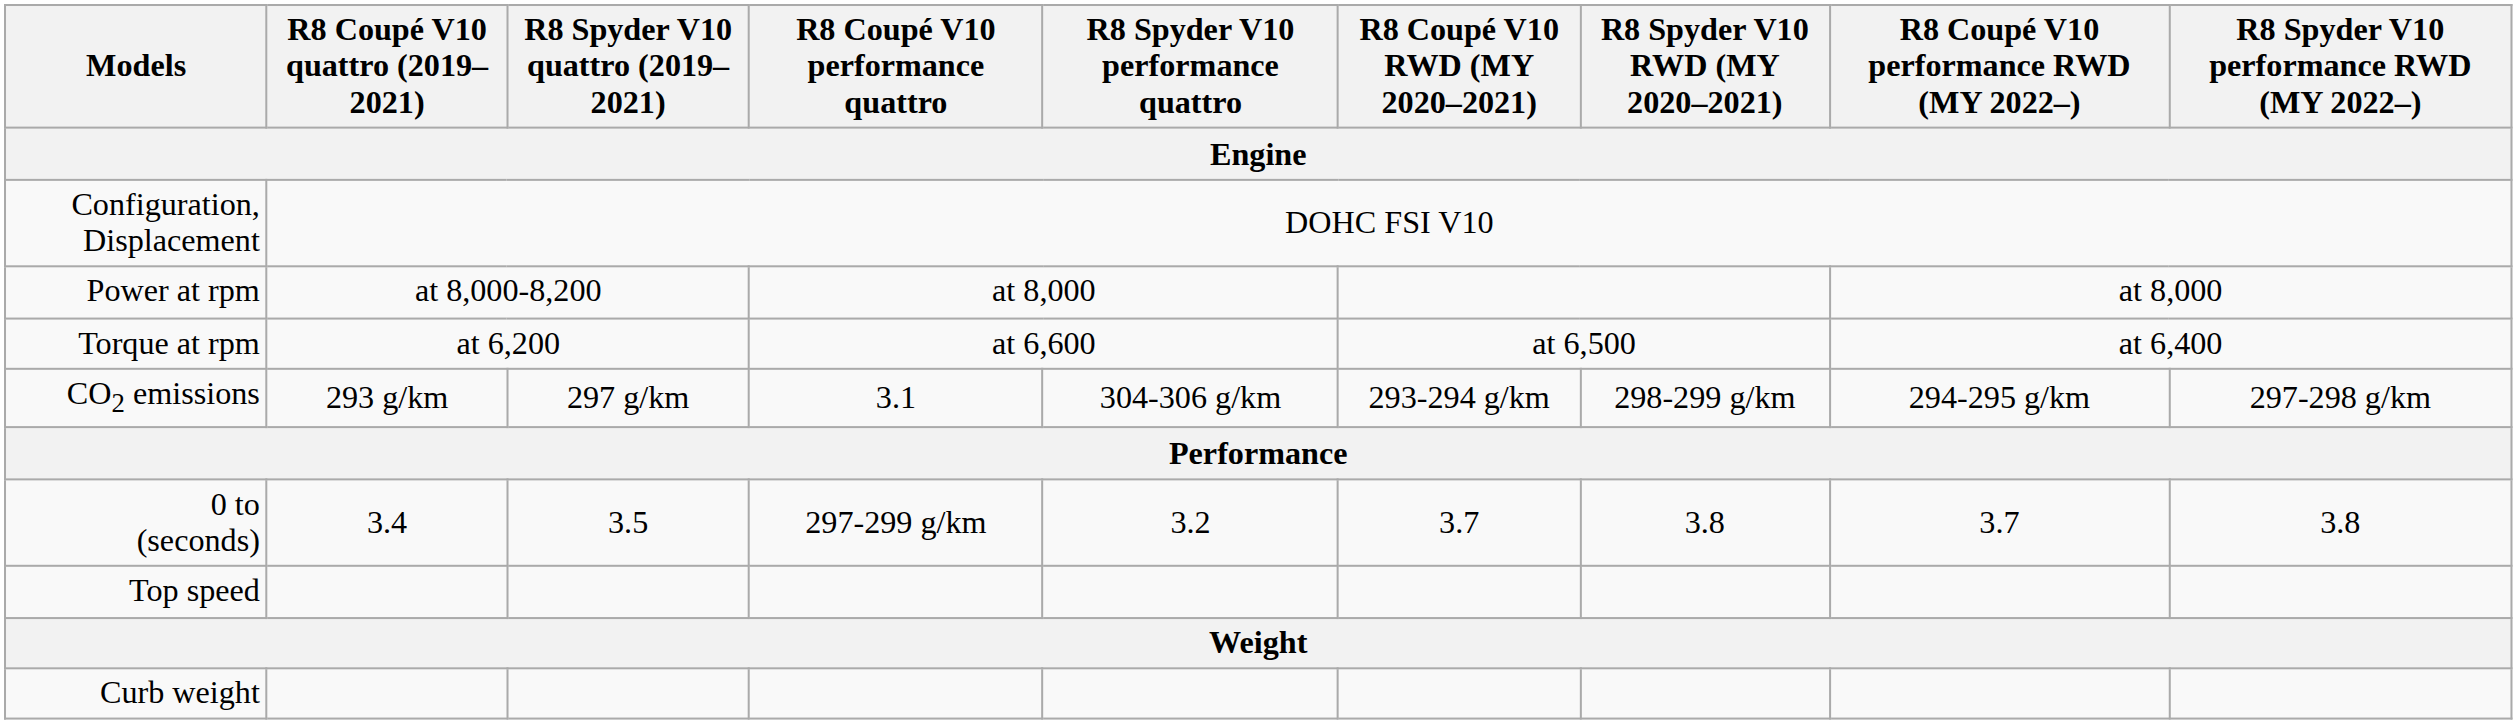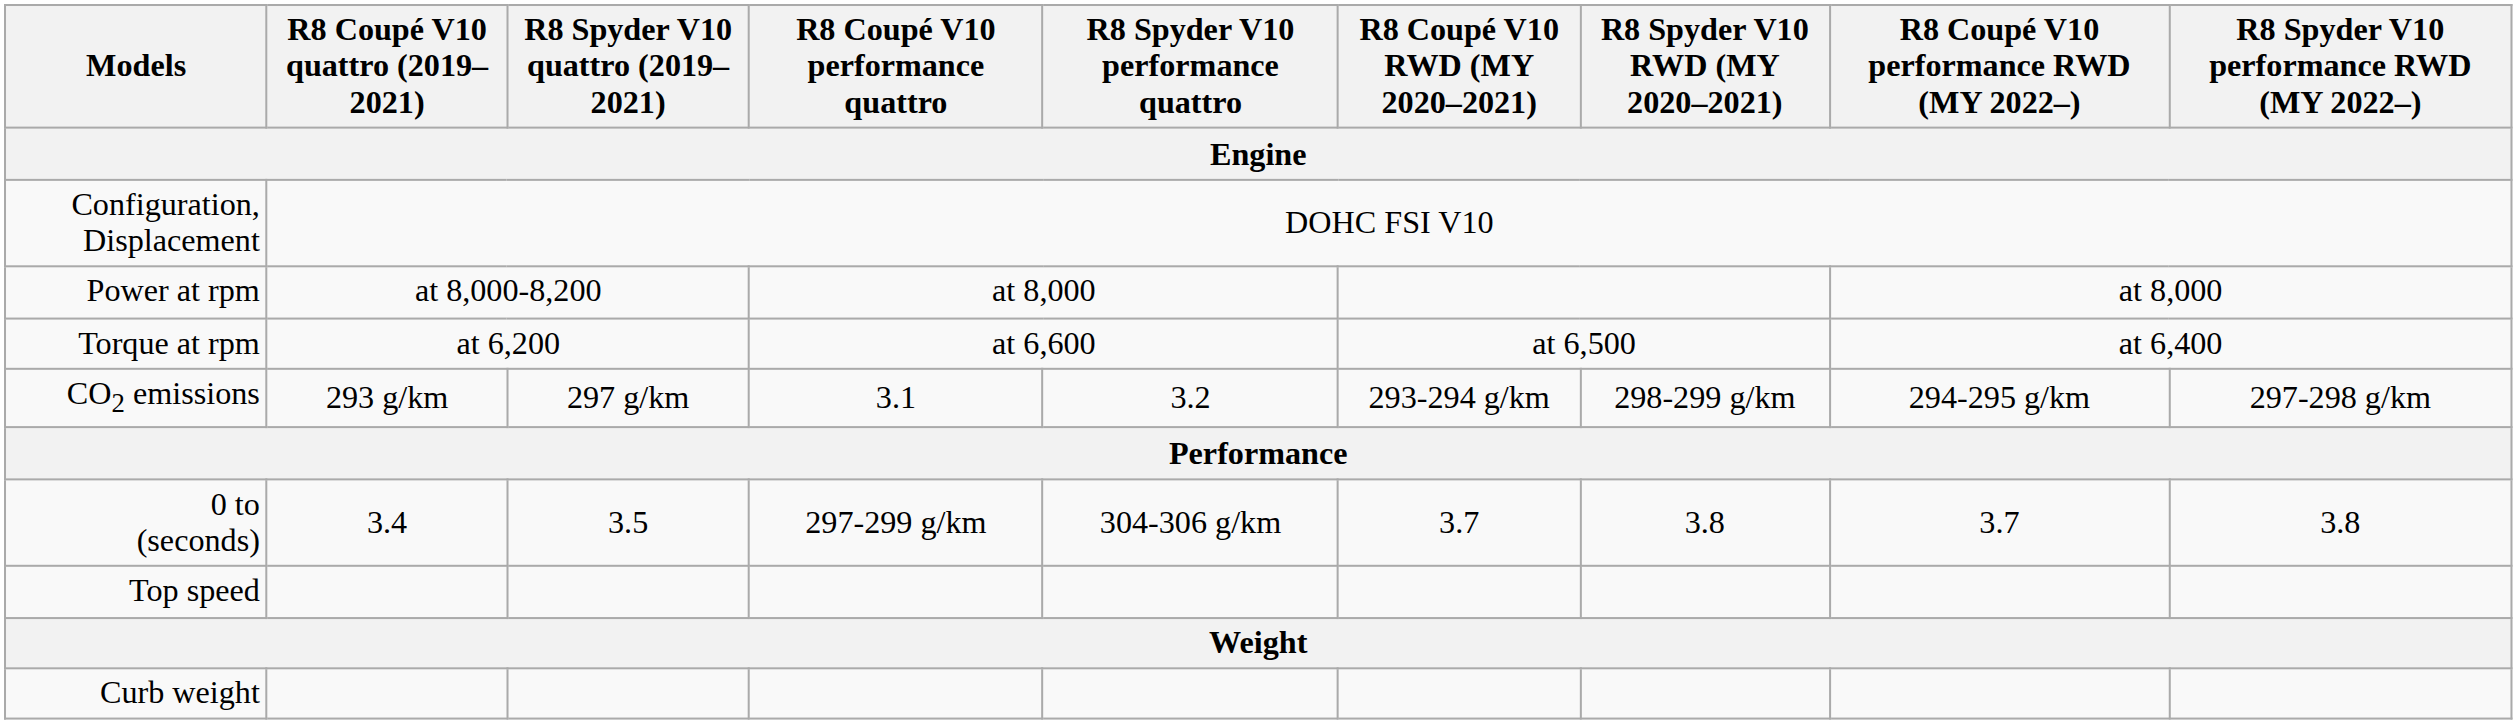(1190, 397) 304-306 g/km -> (1190, 397) 3.2
(1190, 522) 3.2 -> (1190, 522) 304-306 g/km
